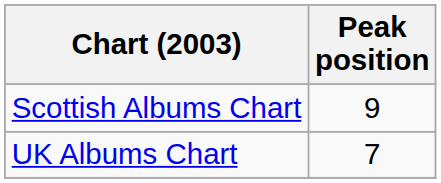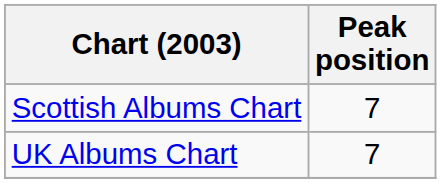(372, 107) 9 -> (372, 107) 7
